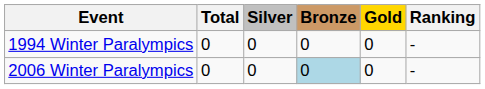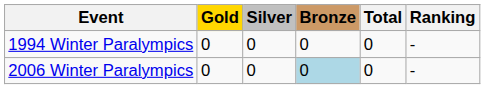columns swapped: (383, 17) <-> (220, 17)
